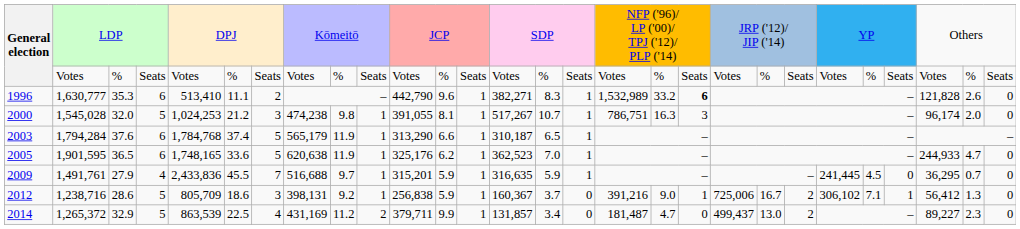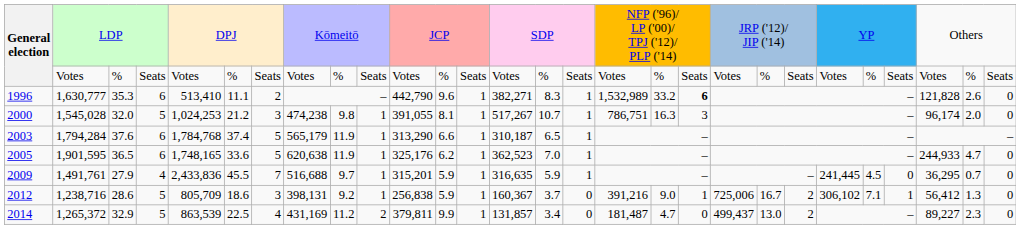(413, 214) 379,711 -> (413, 214) 379,811
